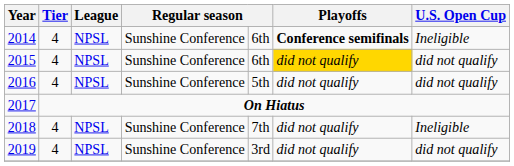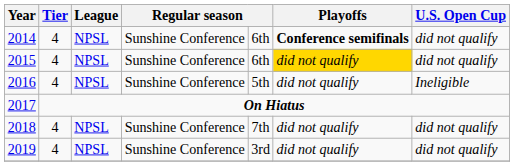(442, 37) Ineligible -> (456, 37) did not qualify
(456, 82) did not qualify -> (442, 82) Ineligible
(442, 127) Ineligible -> (456, 127) did not qualify
